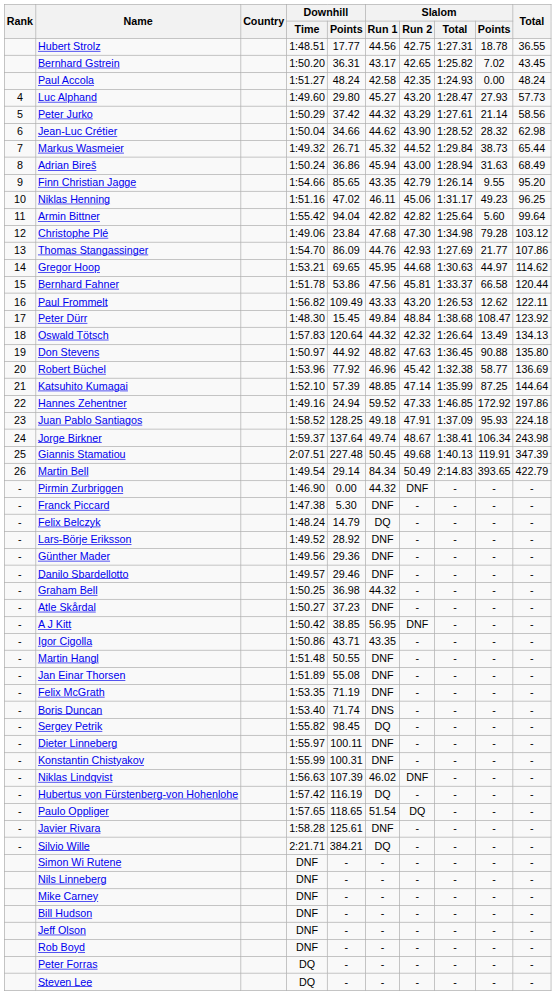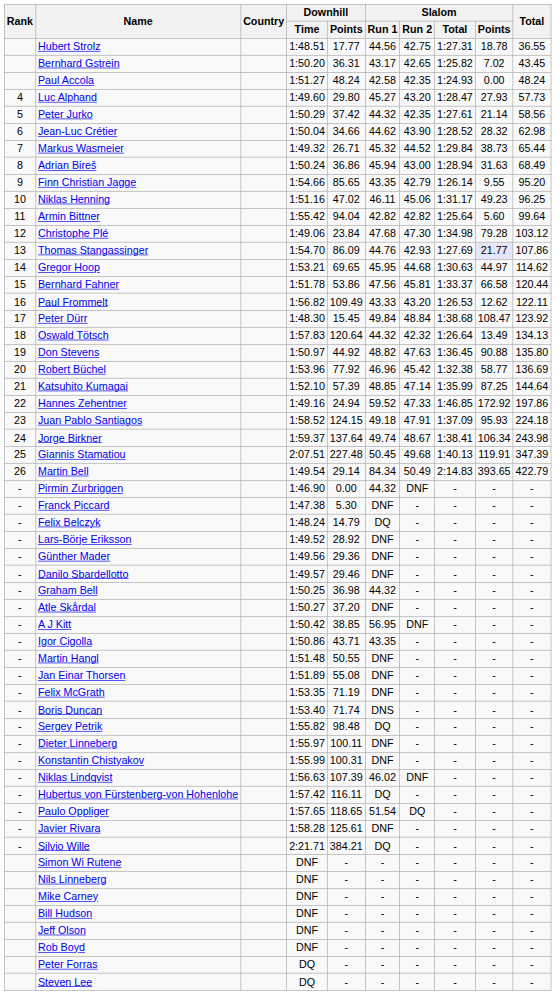(417, 115) 43.29 -> (417, 115) 42.35
(494, 251) no background -> (494, 251) lavender background
(346, 421) 128.25 -> (346, 421) 124.15
(346, 608) 37.23 -> (346, 608) 37.20
(346, 727) 98.45 -> (346, 727) 98.48
(346, 795) 116.19 -> (346, 795) 116.11
